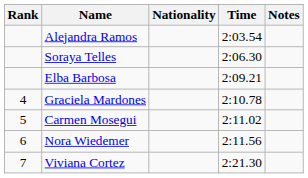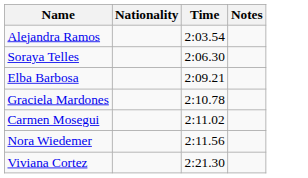- column: (23, 15)
